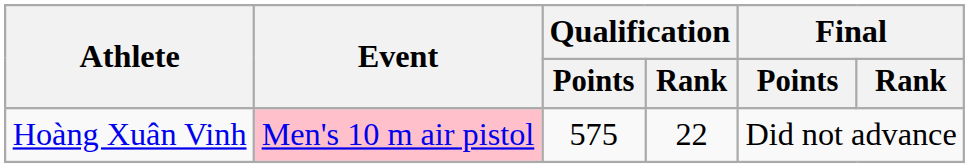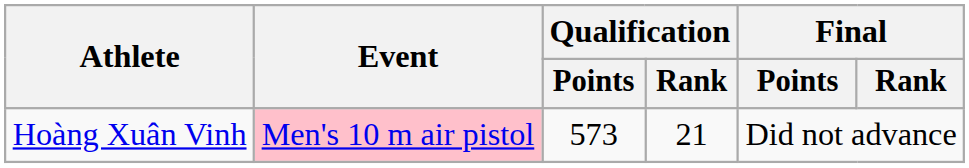(594, 135) 575 -> (594, 135) 573
(692, 135) 22 -> (692, 135) 21
